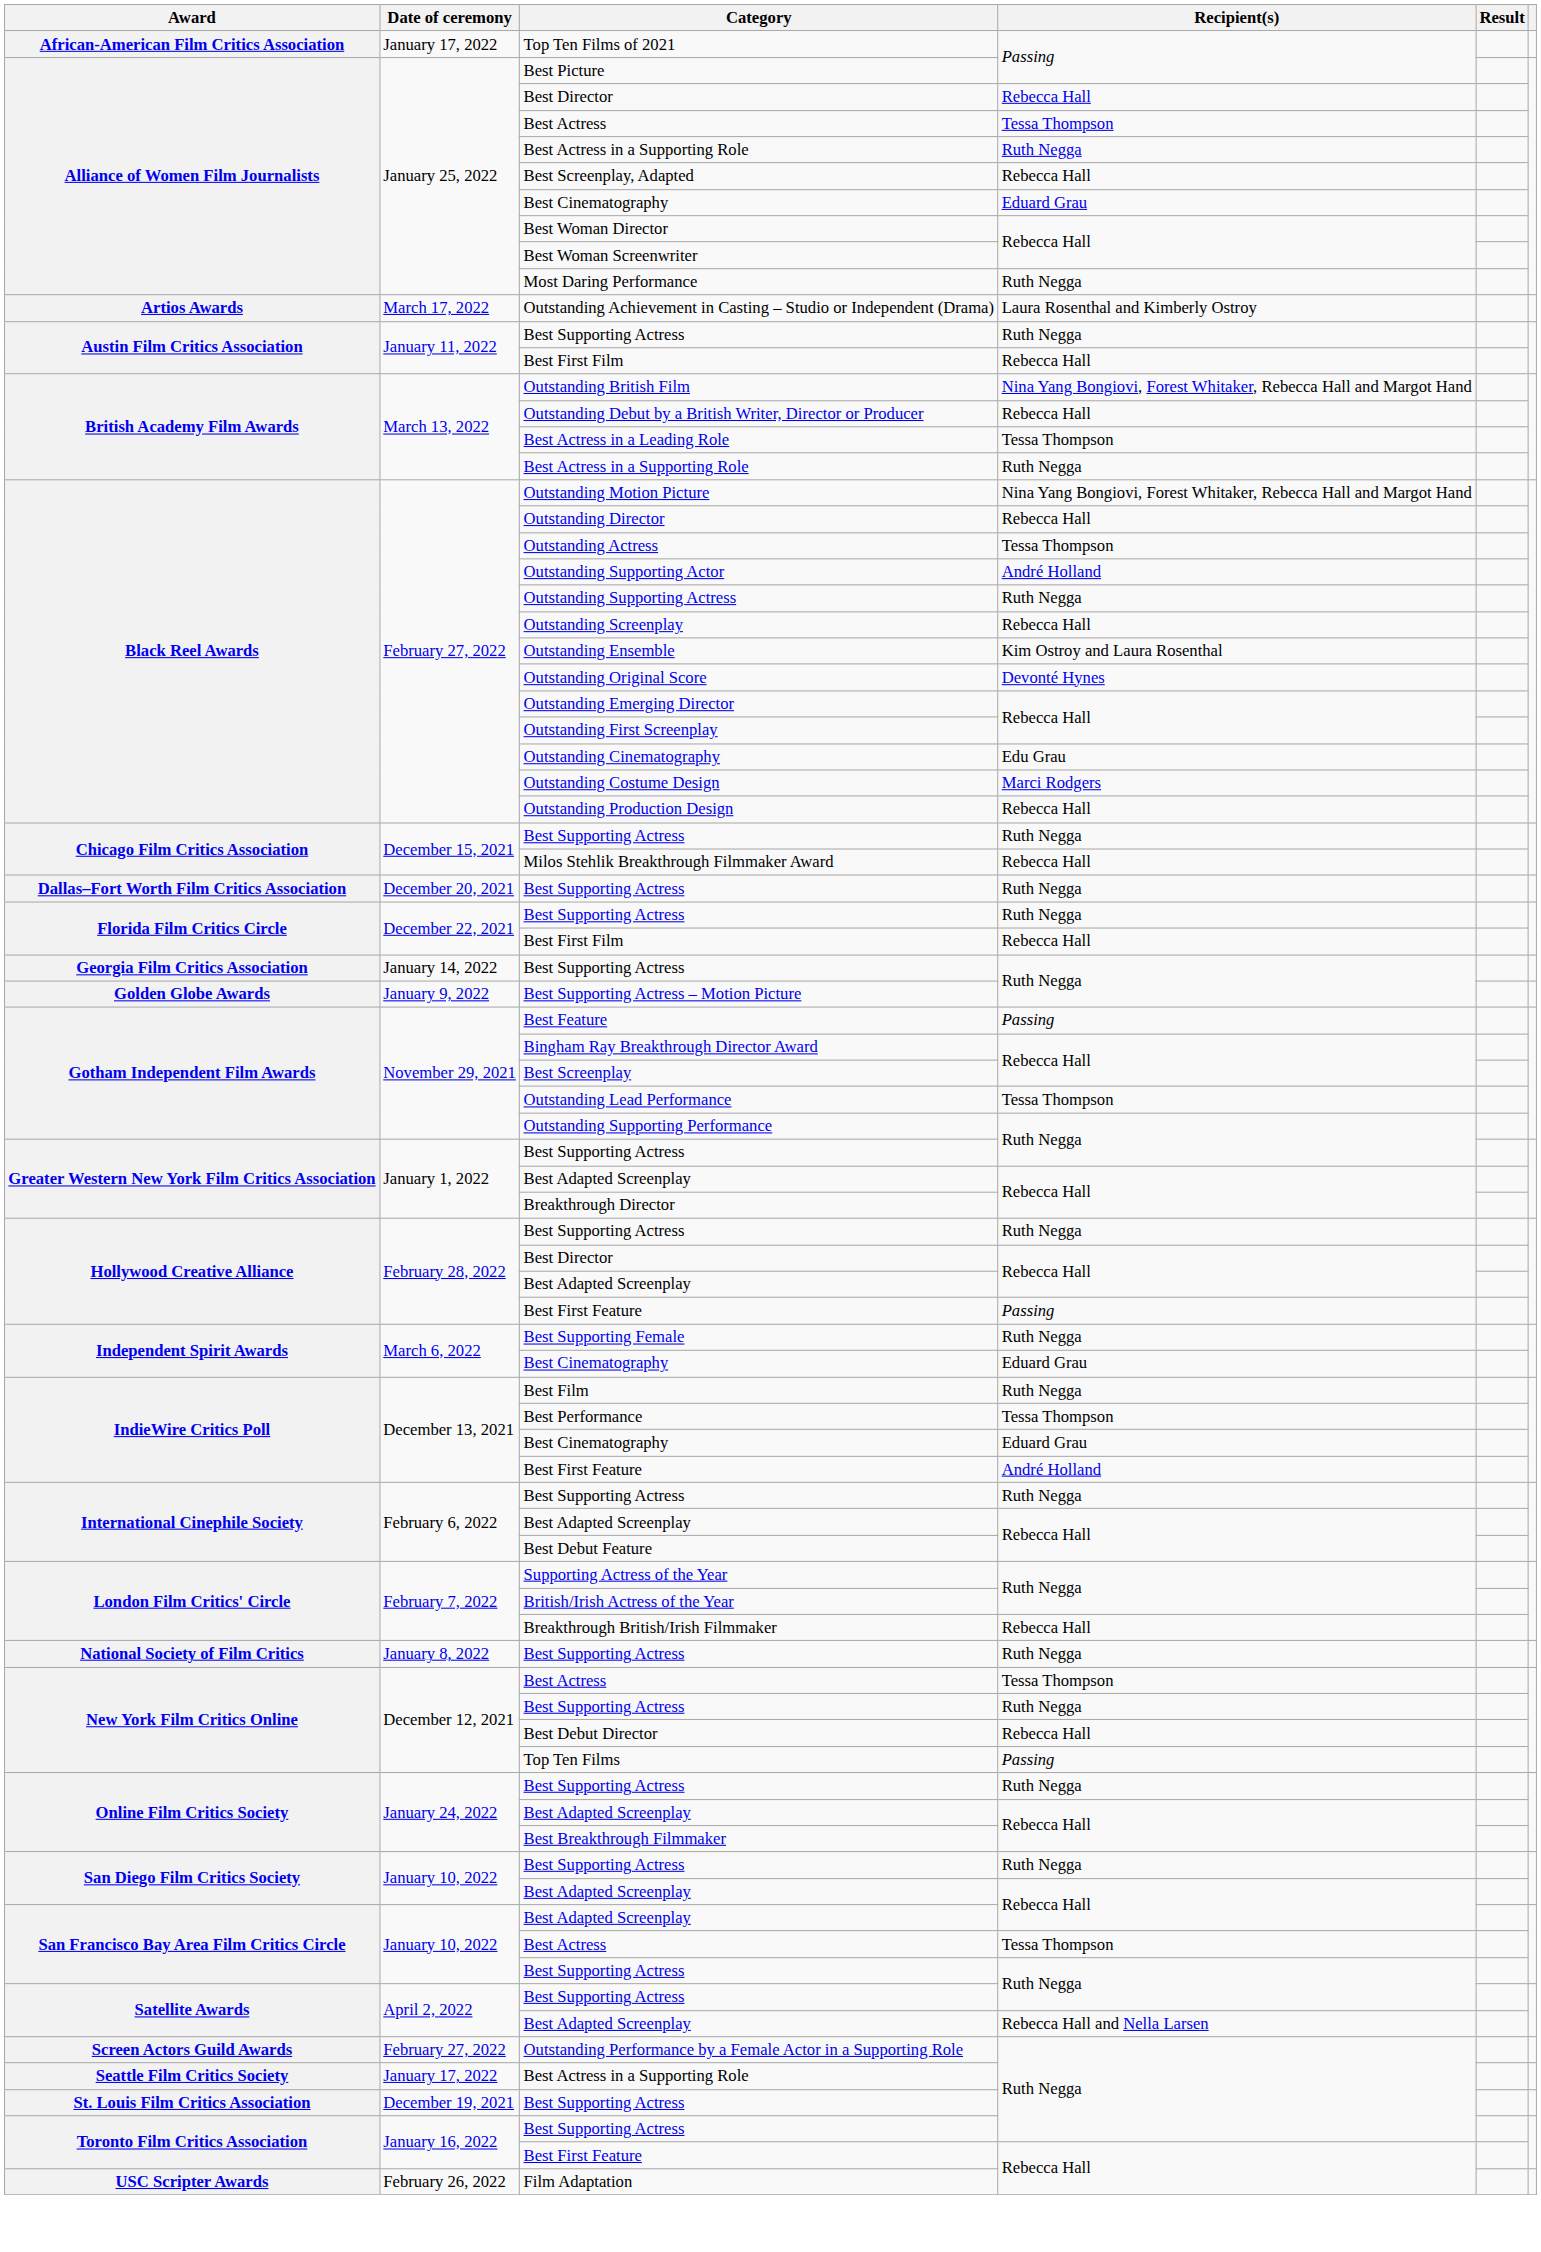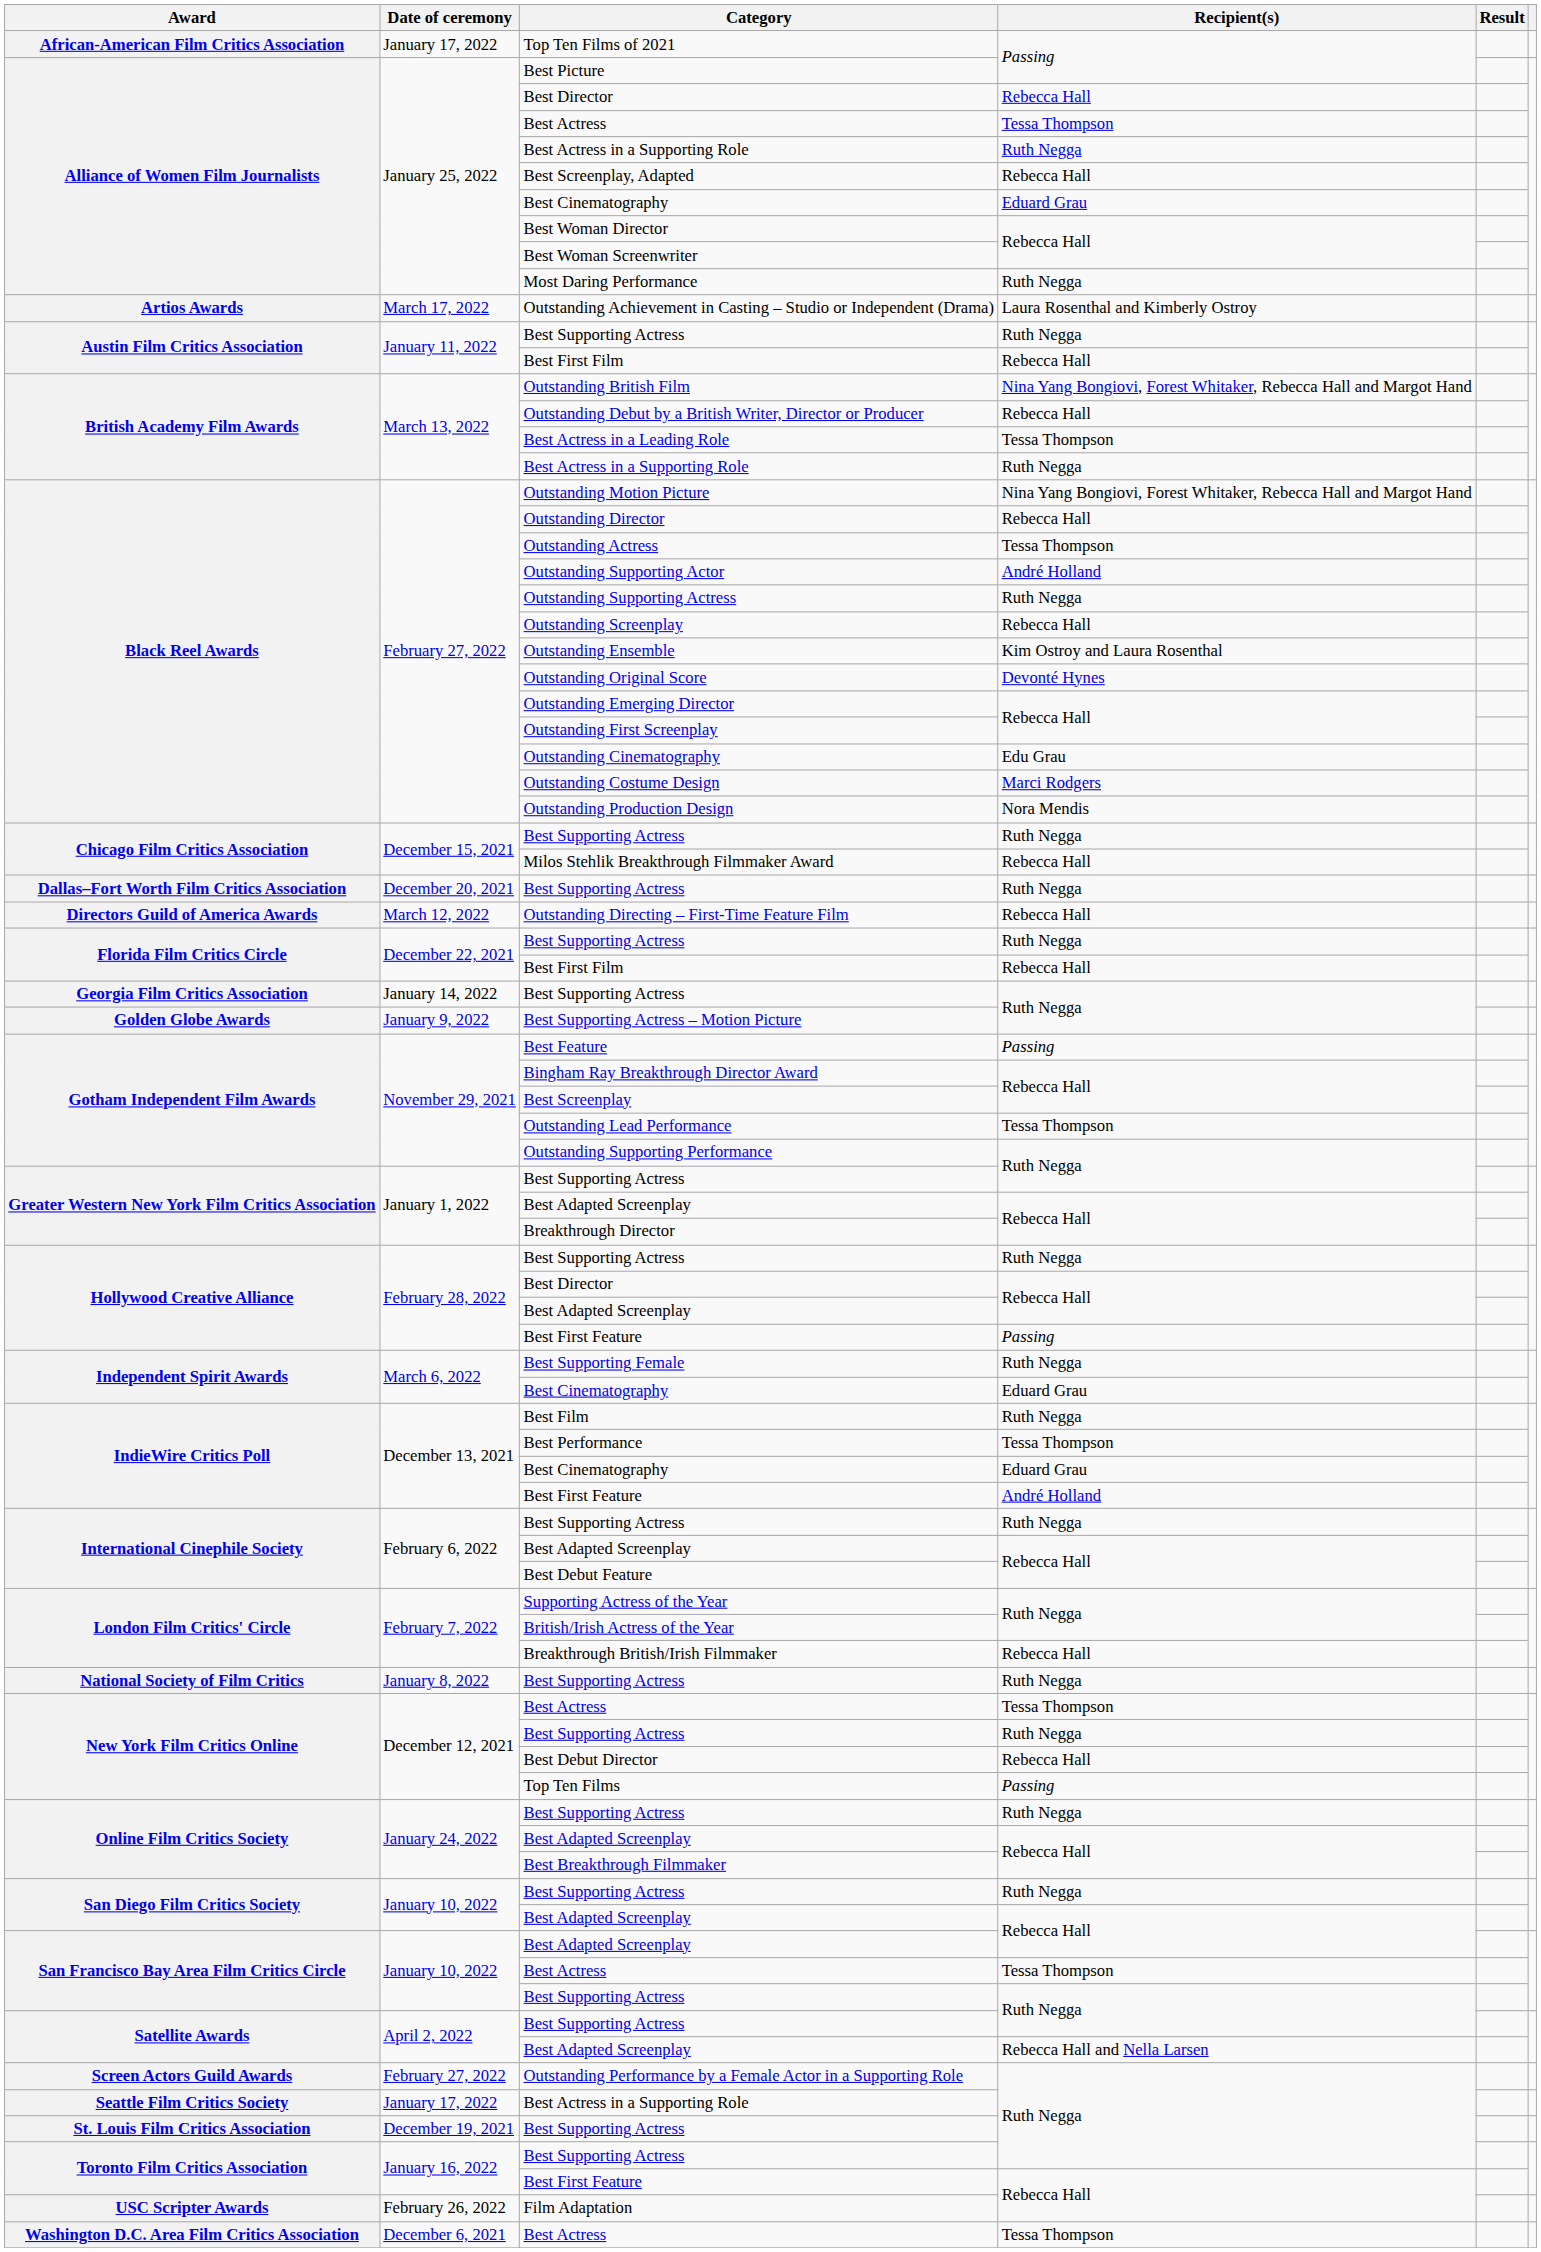(1046, 809) Rebecca Hall -> (1045, 809) Nora Mendis
+ row: (192, 914)
+ row: (192, 2234)
